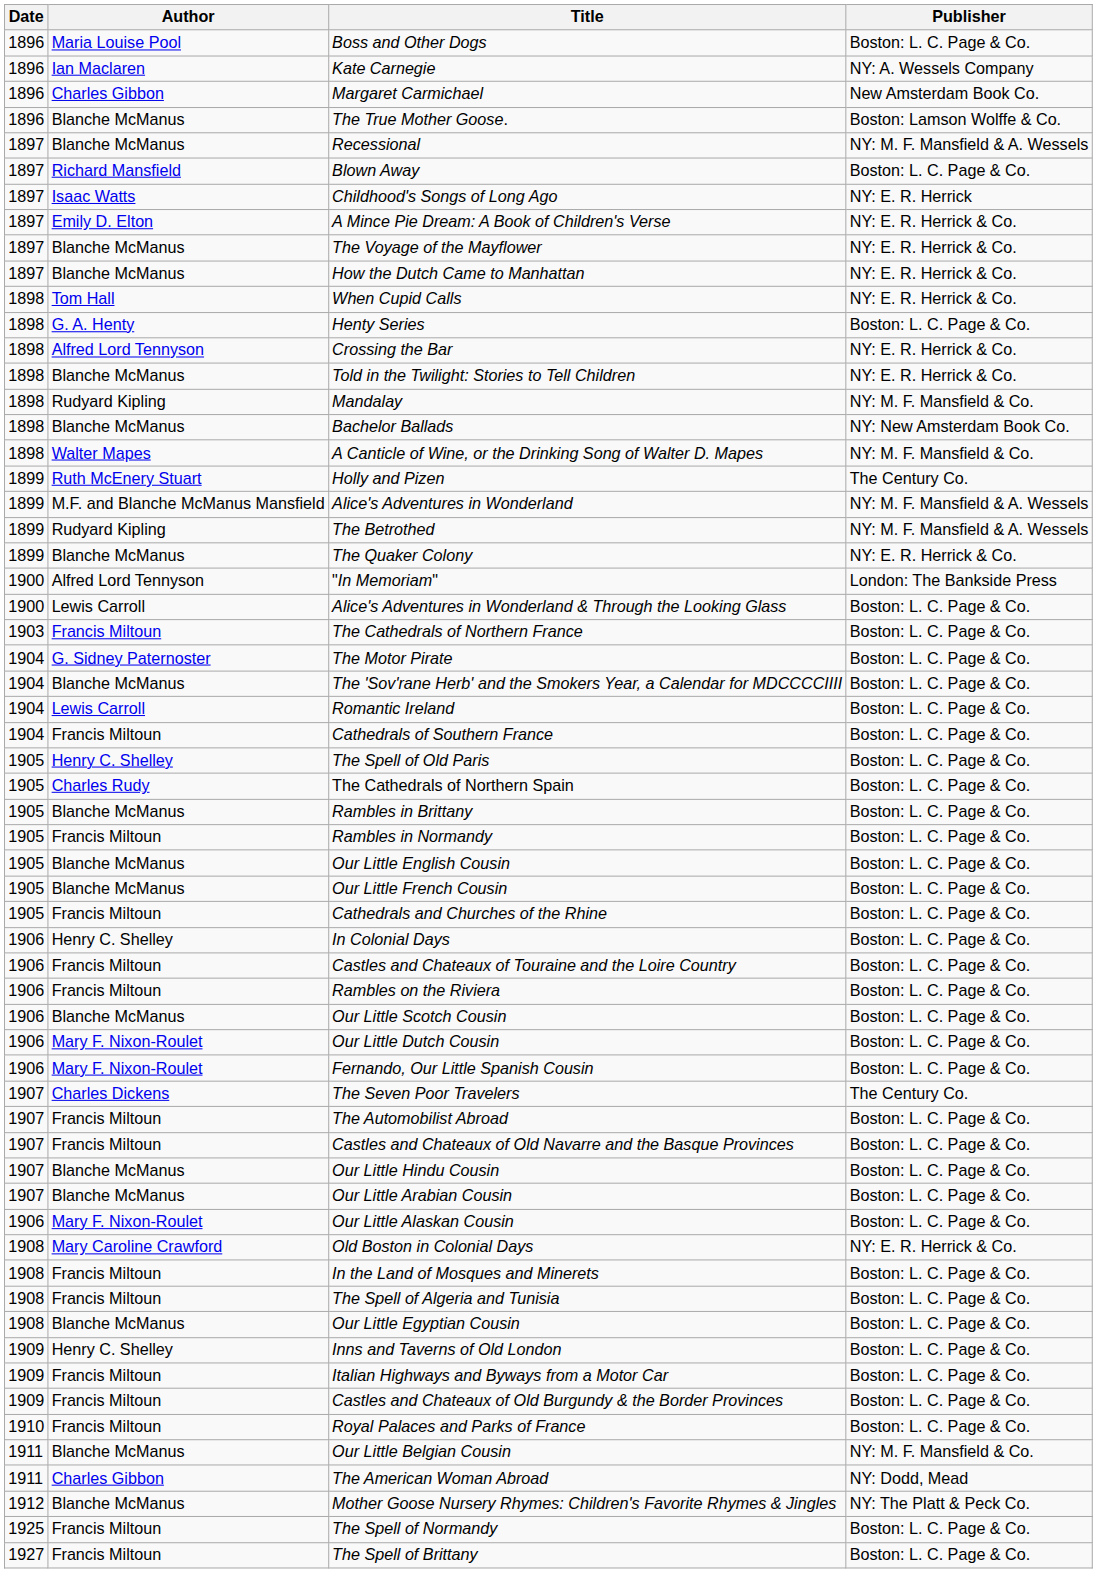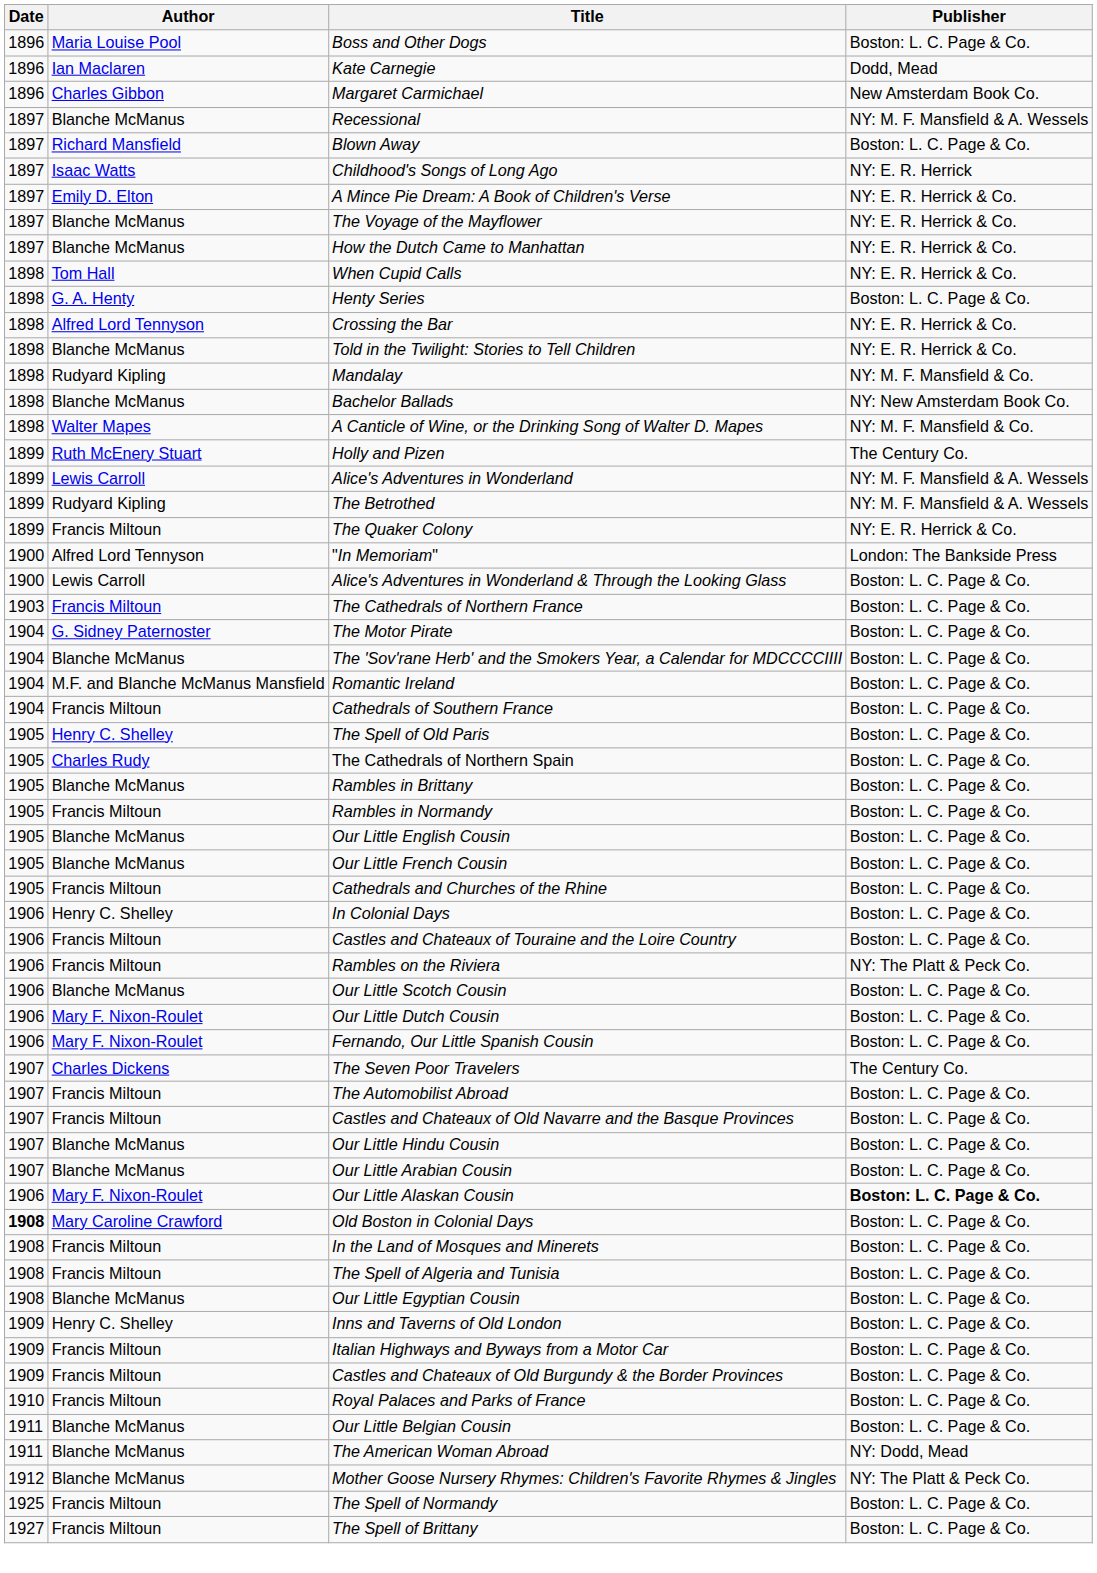(942, 68) NY: A. Wessels Company -> (894, 68) Dodd, Mead
- row: (420, 119)
(188, 504) M.F. and Blanche McManus Mansfield -> (98, 478) Lewis Carroll
(118, 555) Blanche McManus -> (106, 529) Francis Miltoun
(98, 709) Lewis Carroll -> (188, 683) M.F. and Blanche McManus Mansfield
(940, 991) Boston: L. C. Page & Co. -> (940, 965) NY: The Platt & Peck Co.
(940, 1221) normal -> (945, 1196) bold
(26, 1247) normal -> (26, 1221) bold
(933, 1247) NY: E. R. Herrick & Co. -> (940, 1221) Boston: L. C. Page & Co.
(942, 1452) NY: M. F. Mansfield & Co. -> (940, 1426) Boston: L. C. Page & Co.
(108, 1478) Charles Gibbon -> (118, 1452) Blanche McManus
